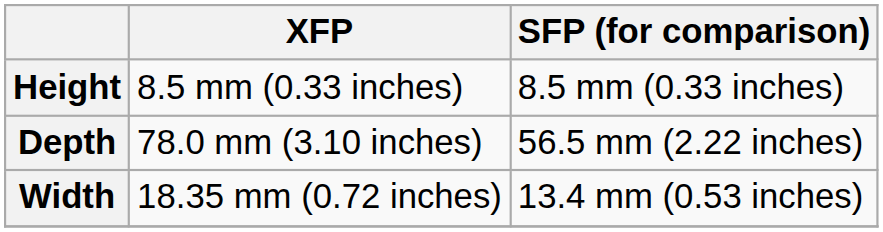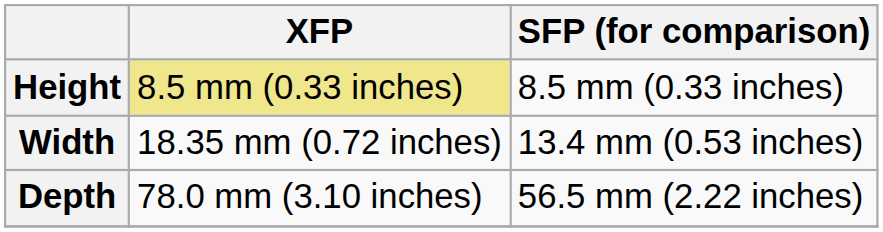(300, 87) no background -> (300, 87) khaki background
rows swapped: (67, 197) <-> (67, 142)
